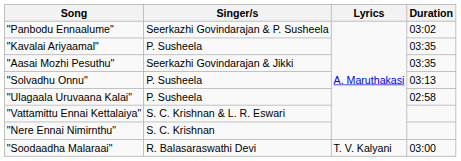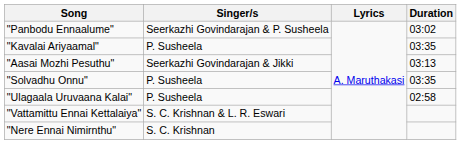(423, 63) 03:35 -> (423, 63) 03:13
(423, 80) 03:13 -> (423, 80) 03:35
- row: (60, 148)
